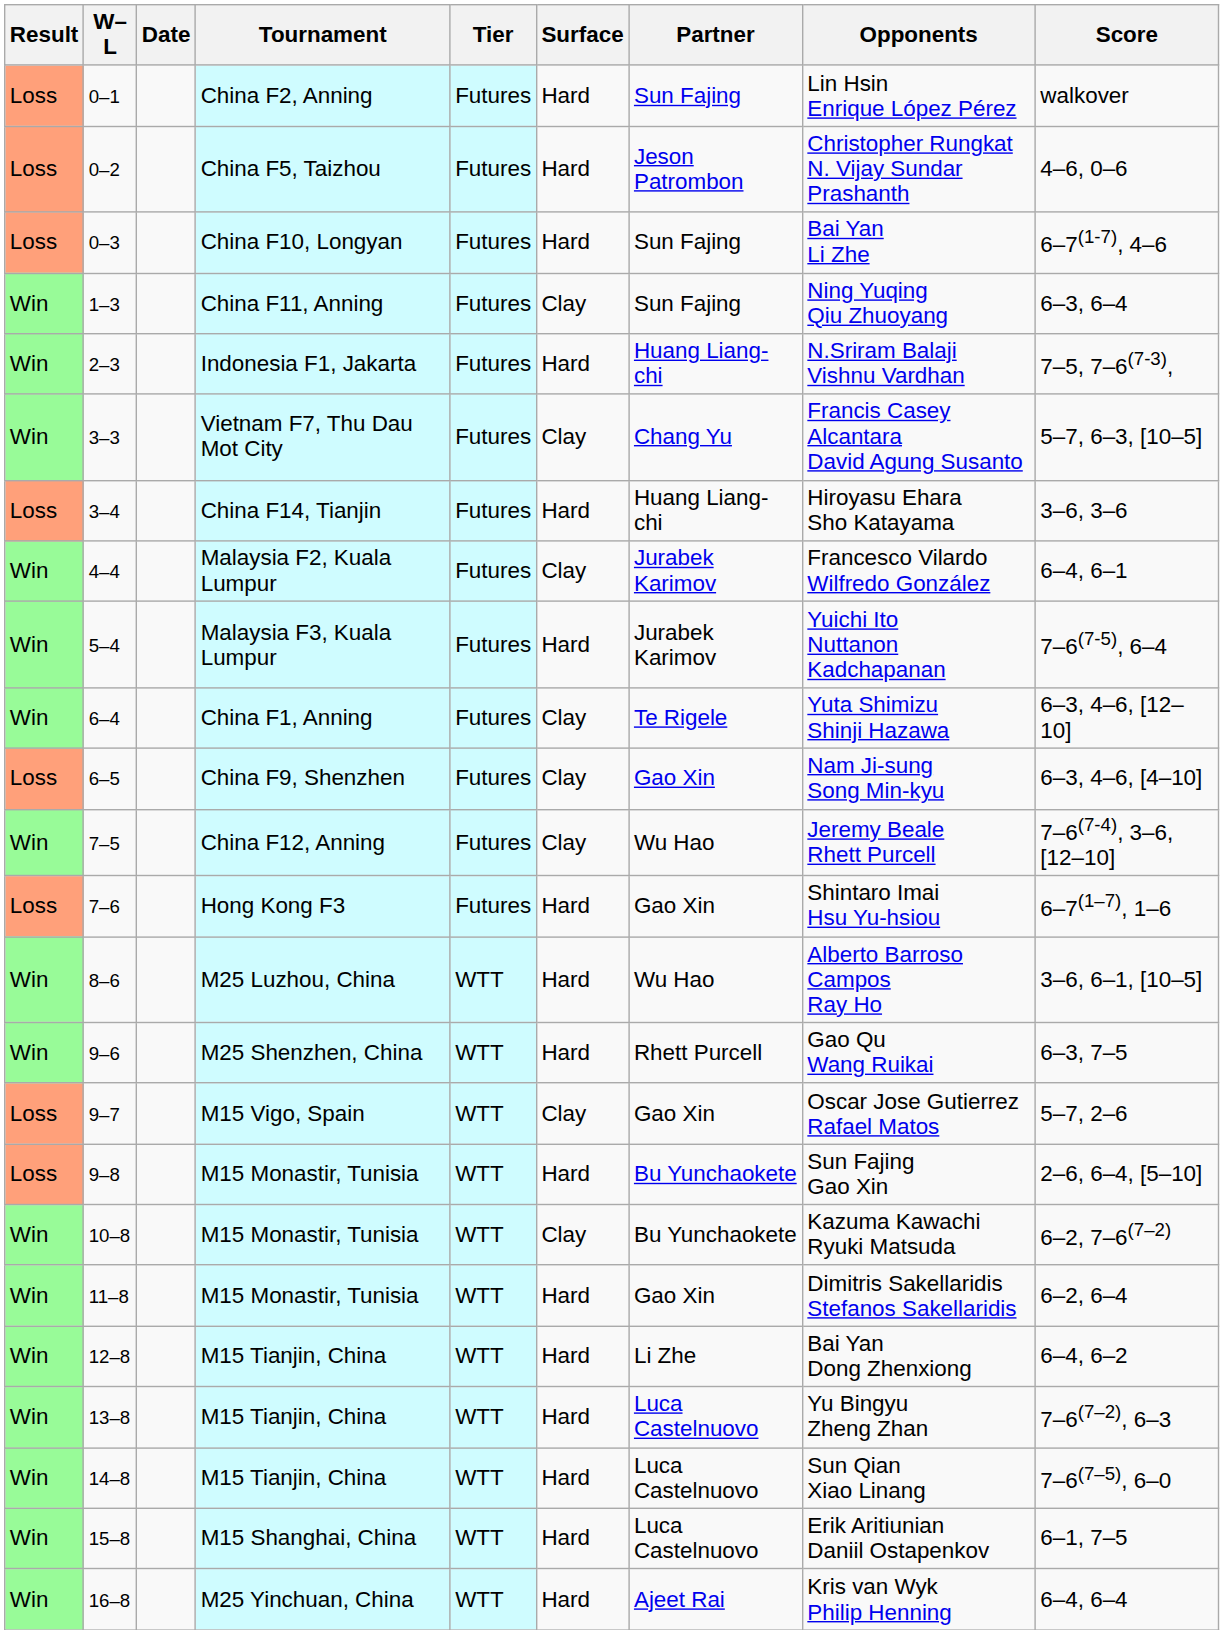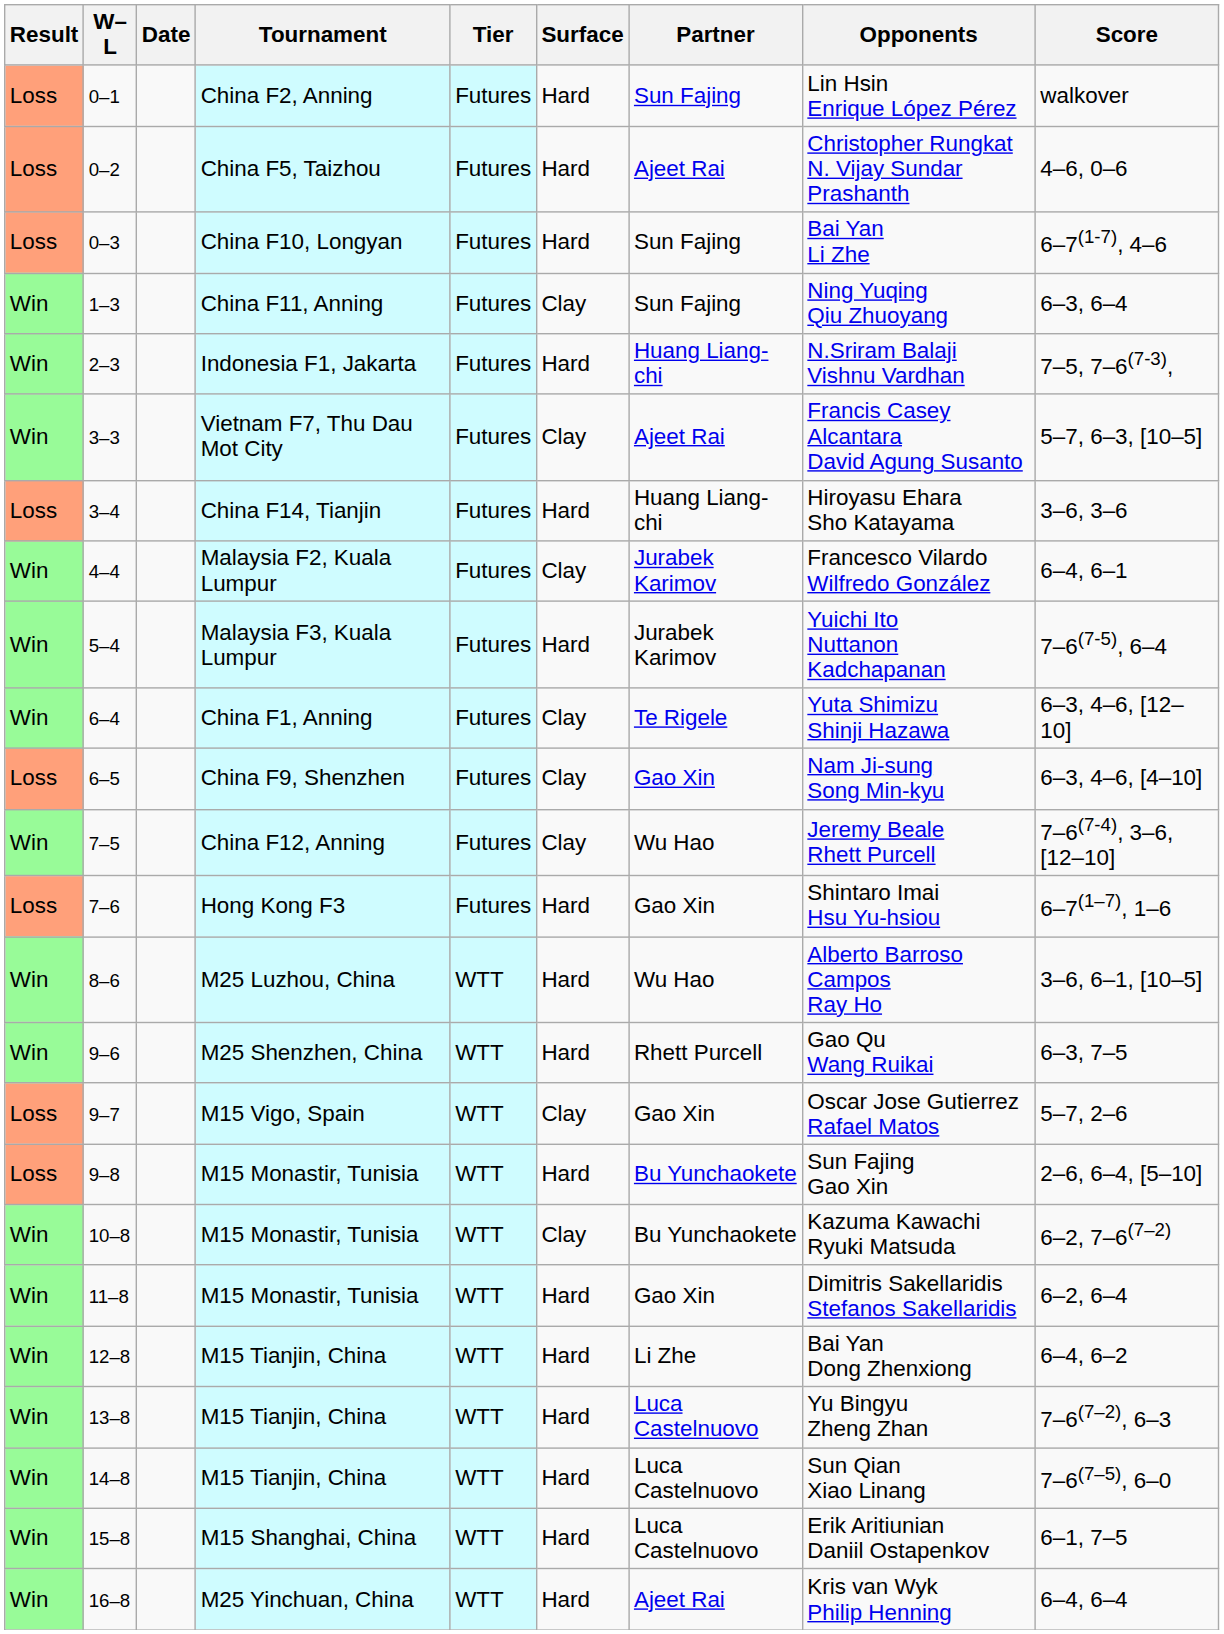(689, 168) Jeson Patrombon -> (679, 168) Ajeet Rai
(683, 437) Chang Yu -> (679, 437) Ajeet Rai
